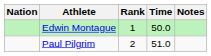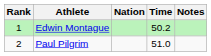columns swapped: (133, 12) <-> (22, 12)
(161, 28) 50.0 -> (161, 28) 50.2
